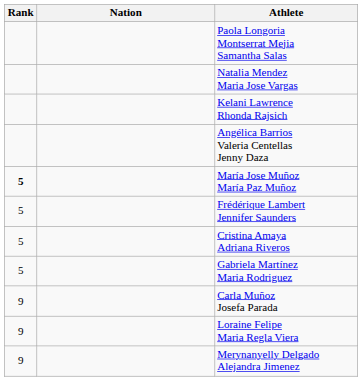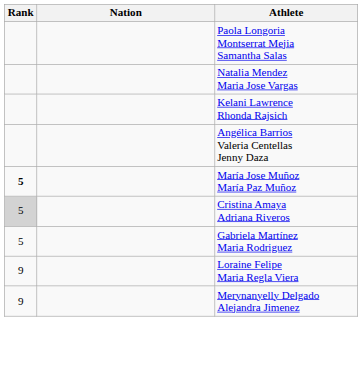- row: (261, 211)
(21, 241) no background -> (21, 211) lightgrey background
- row: (247, 301)
